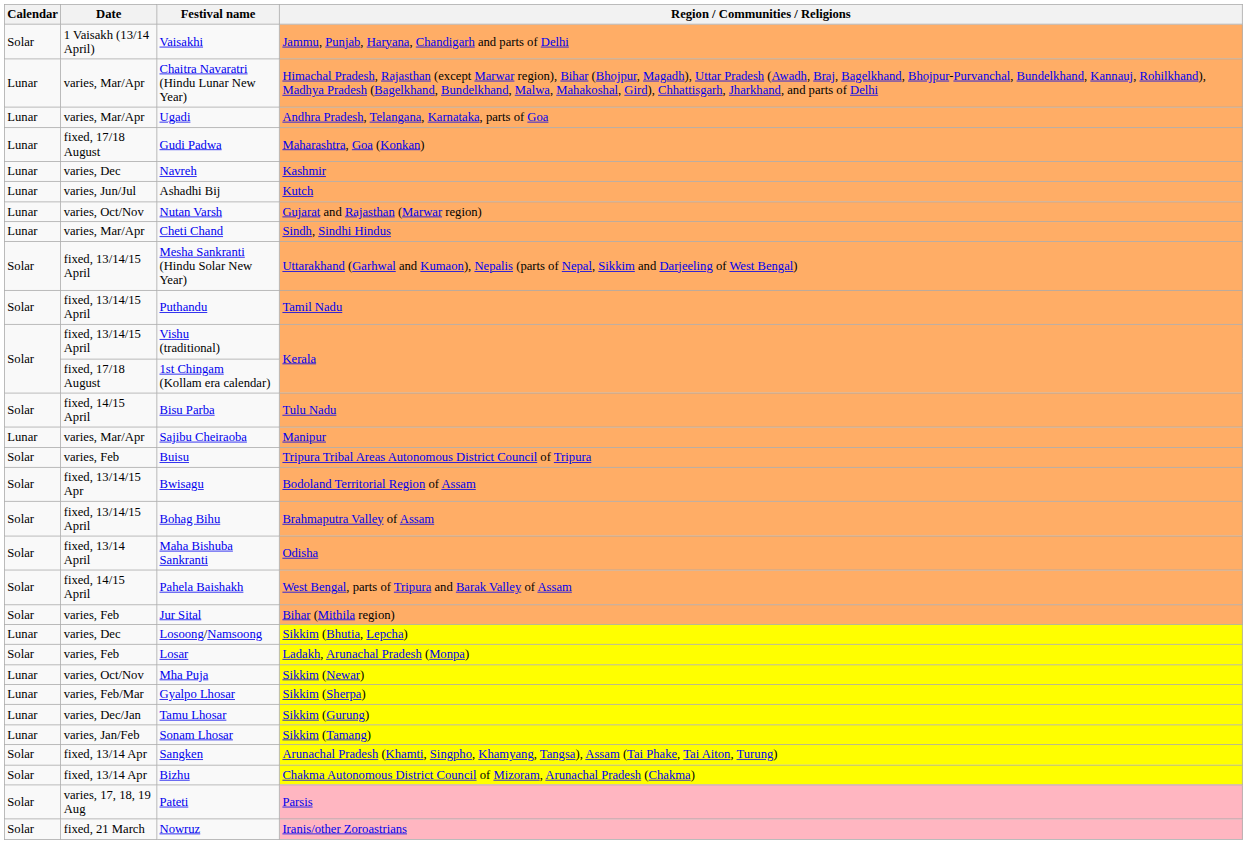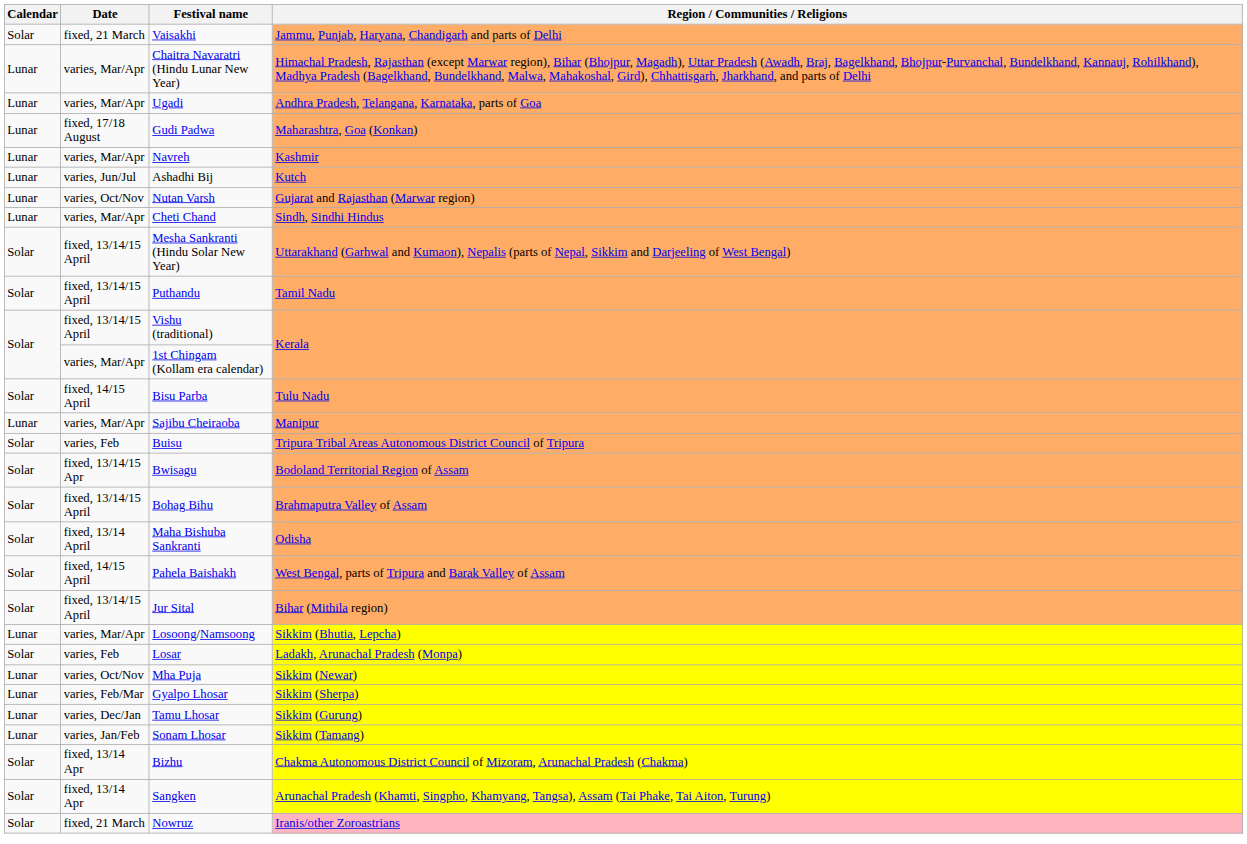(106, 41) 1 Vaisakh (13/14 April) -> (104, 34) fixed, 21 March
(92, 171) varies, Dec -> (104, 157) varies, Mar/Apr
(94, 375) fixed, 17/18 August -> (104, 361) varies, Mar/Apr
(91, 614) varies, Feb -> (102, 607) fixed, 13/14/15 April
(92, 634) varies, Dec -> (104, 634) varies, Mar/Apr
rows swapped: (181, 754) <-> (175, 774)
- row: (174, 802)
